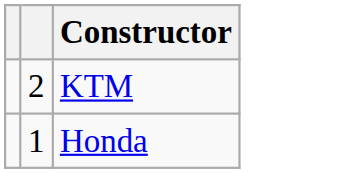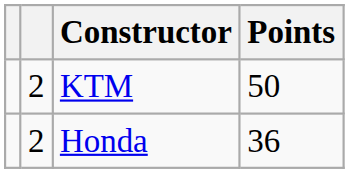+ column: (291, 31)
(36, 140) 1 -> (36, 140) 2
